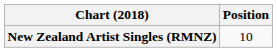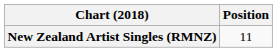(246, 36) 10 -> (246, 36) 11
